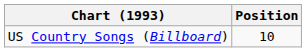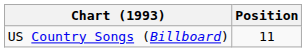(267, 37) 10 -> (267, 37) 11
